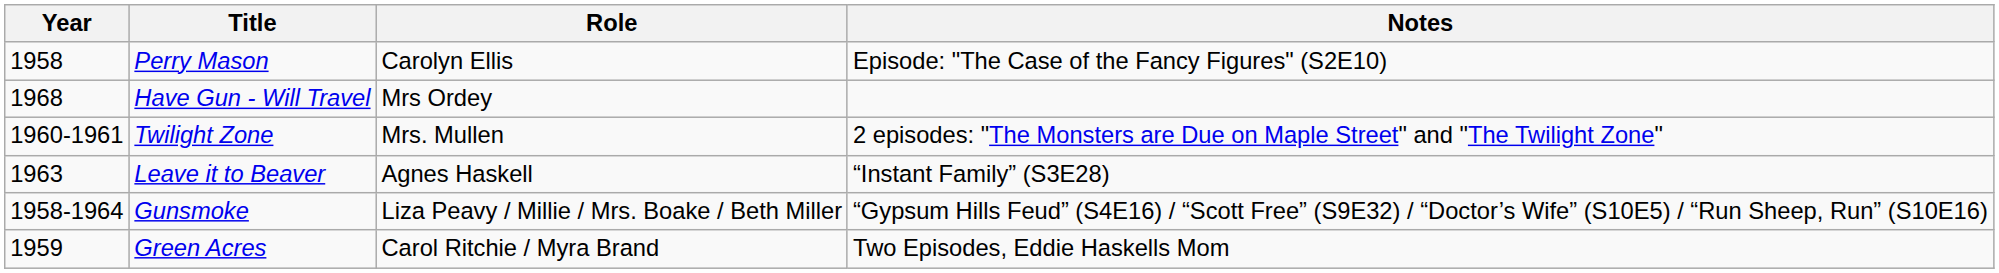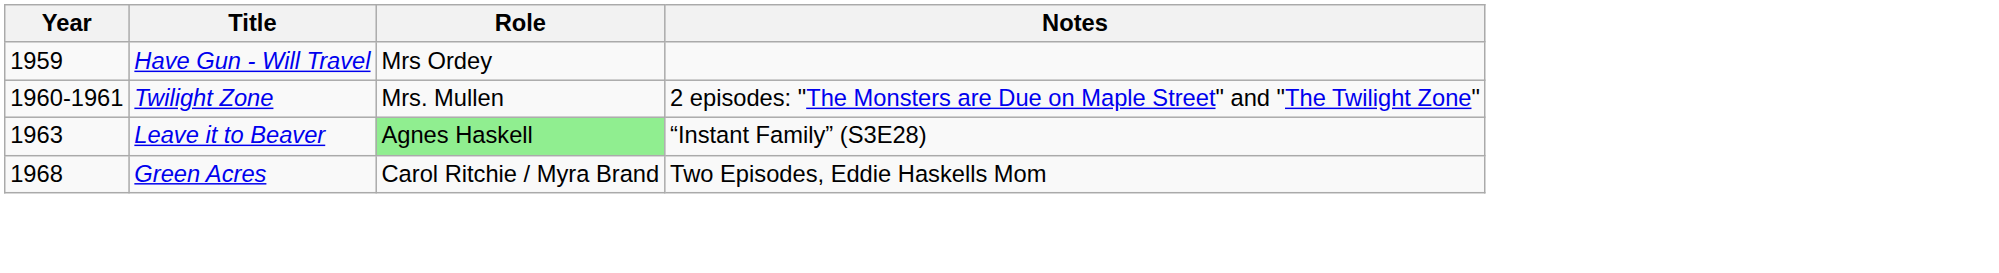- row: (201, 60)
(37, 98) 1968 -> (37, 60) 1959
(457, 173) no background -> (457, 135) lightgreen background
- row: (192, 211)
(37, 248) 1959 -> (37, 173) 1968
